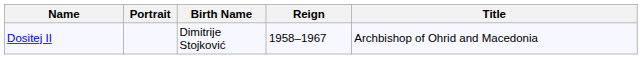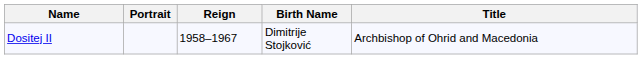columns swapped: (309, 14) <-> (222, 14)
